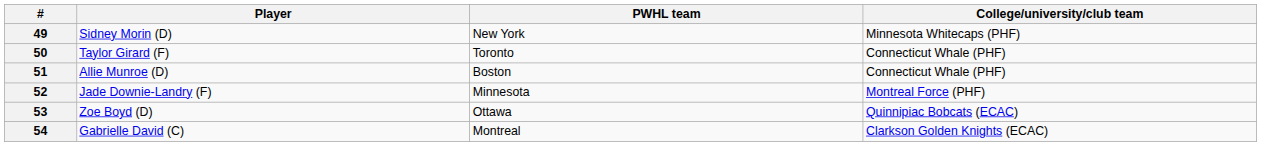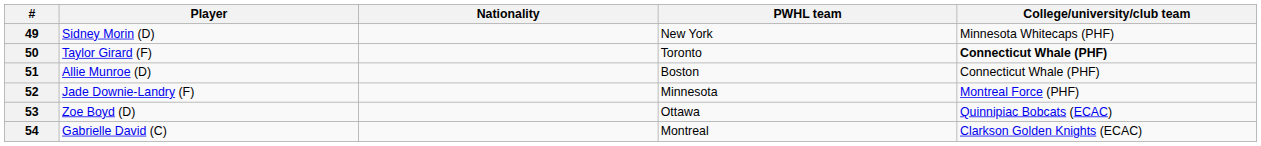+ column: (508, 14)
(936, 53) normal -> (1034, 53) bold
